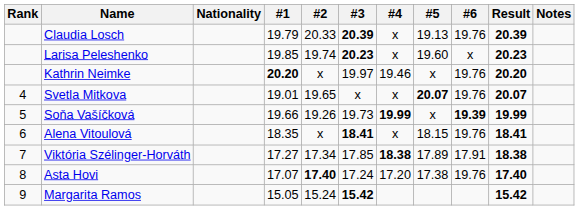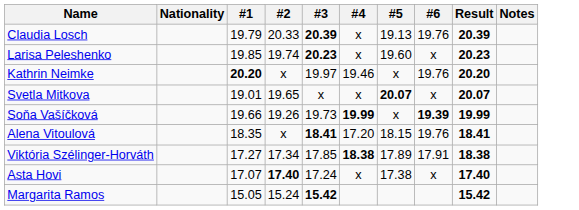- column: (23, 14)
(470, 94) 19.76 -> (433, 94) x
(395, 134) x -> (358, 134) 17.20
(395, 174) 17.20 -> (358, 174) x
(470, 174) 19.76 -> (433, 174) x
